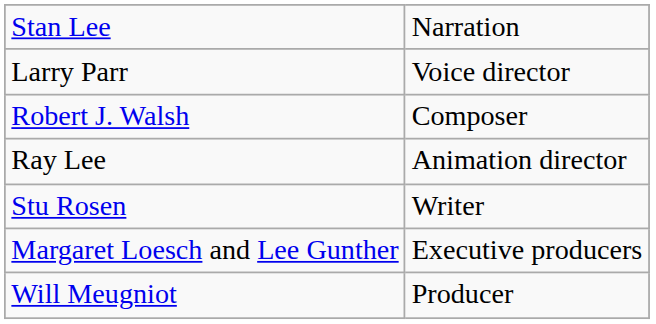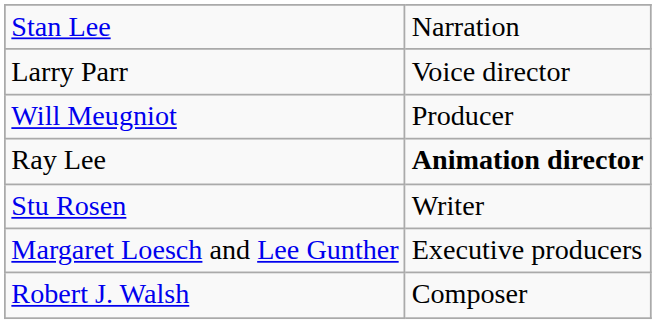rows swapped: (94, 294) <-> (100, 116)
(519, 160) normal -> (528, 160) bold
